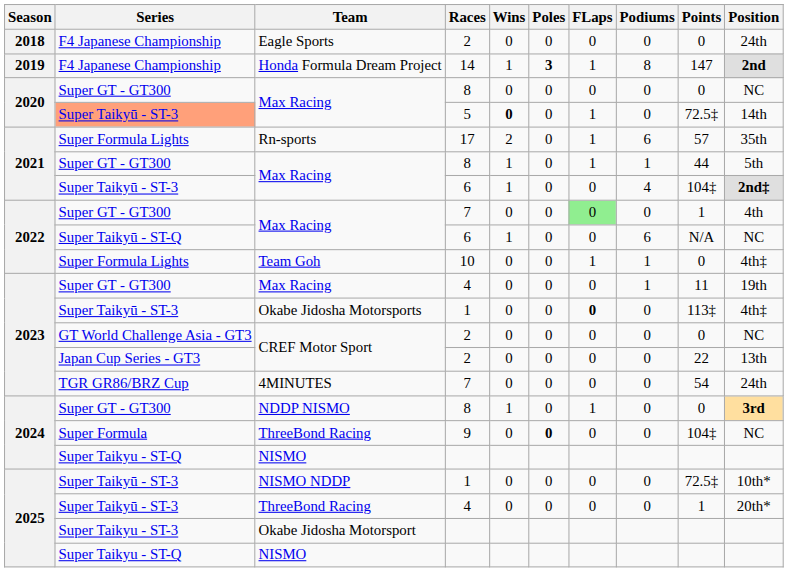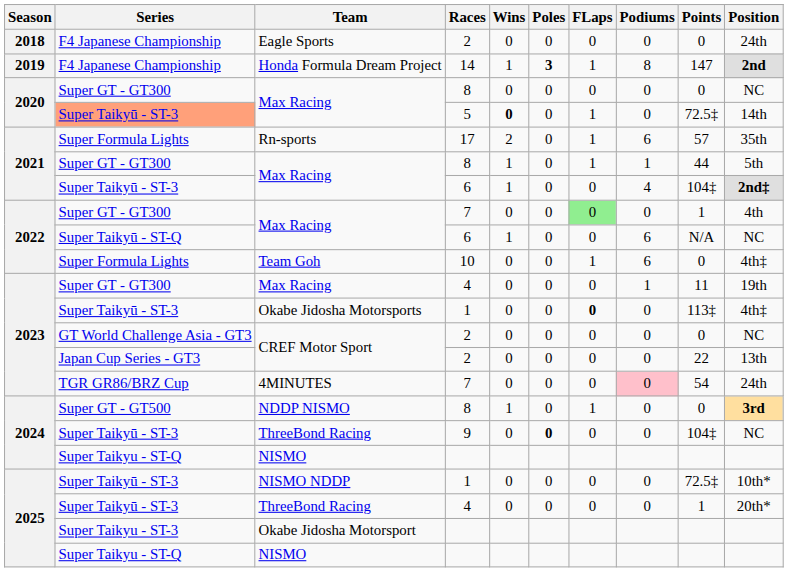(647, 261) 1 -> (647, 261) 6
(647, 384) no background -> (647, 384) pink background
(115, 408) Super GT - GT300 -> (115, 408) Super GT - GT500
(103, 432) Super Formula -> (118, 432) Super Taikyū - ST-3
